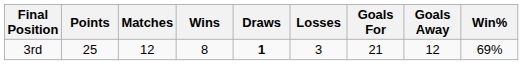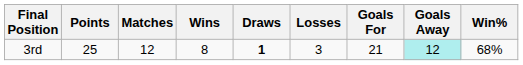(433, 50) no background -> (433, 50) paleturquoise background
(490, 50) 69% -> (490, 50) 68%
